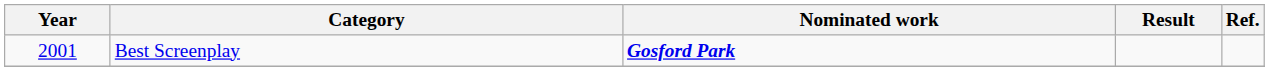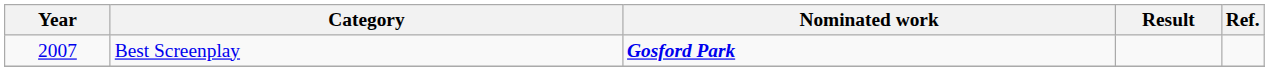(57, 50) 2001 -> (57, 50) 2007
